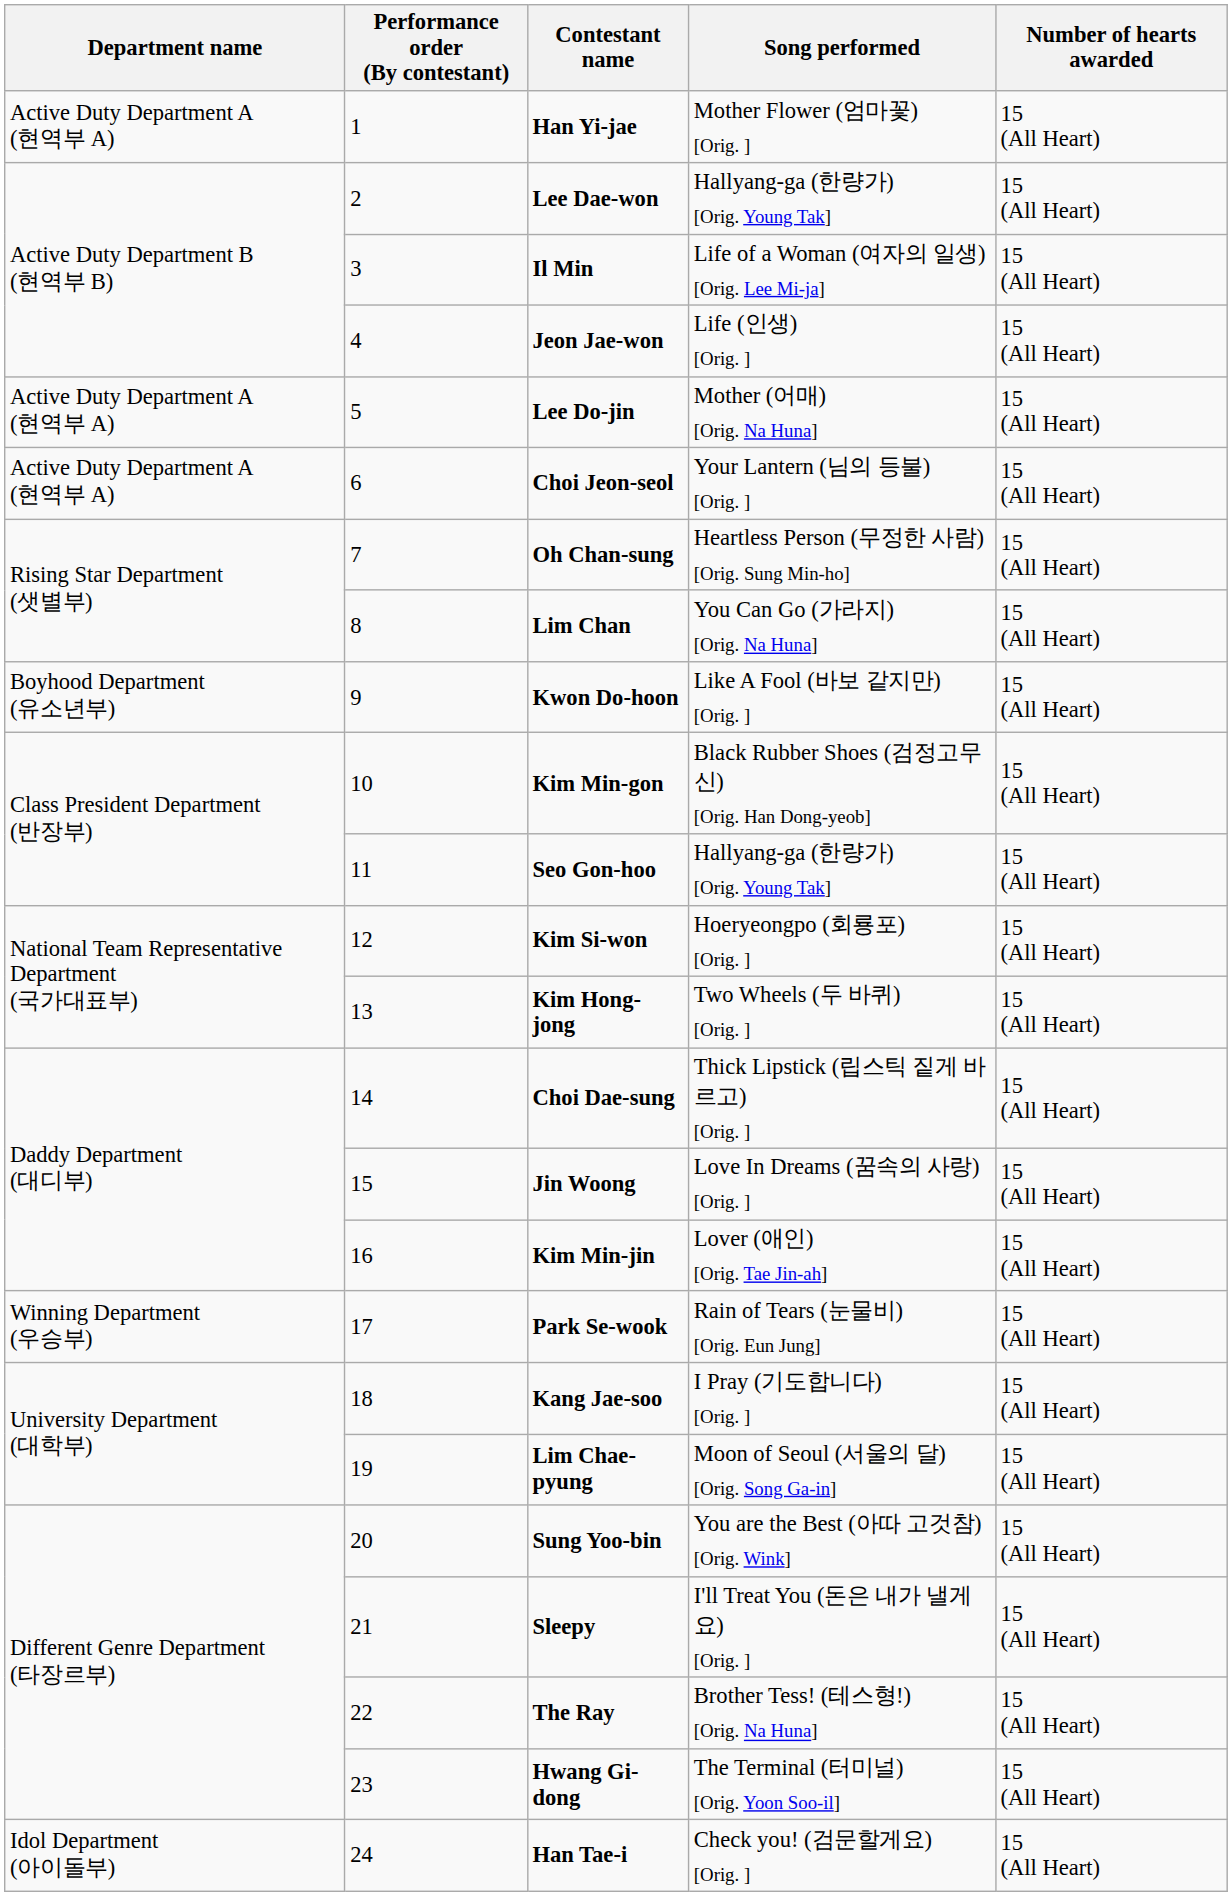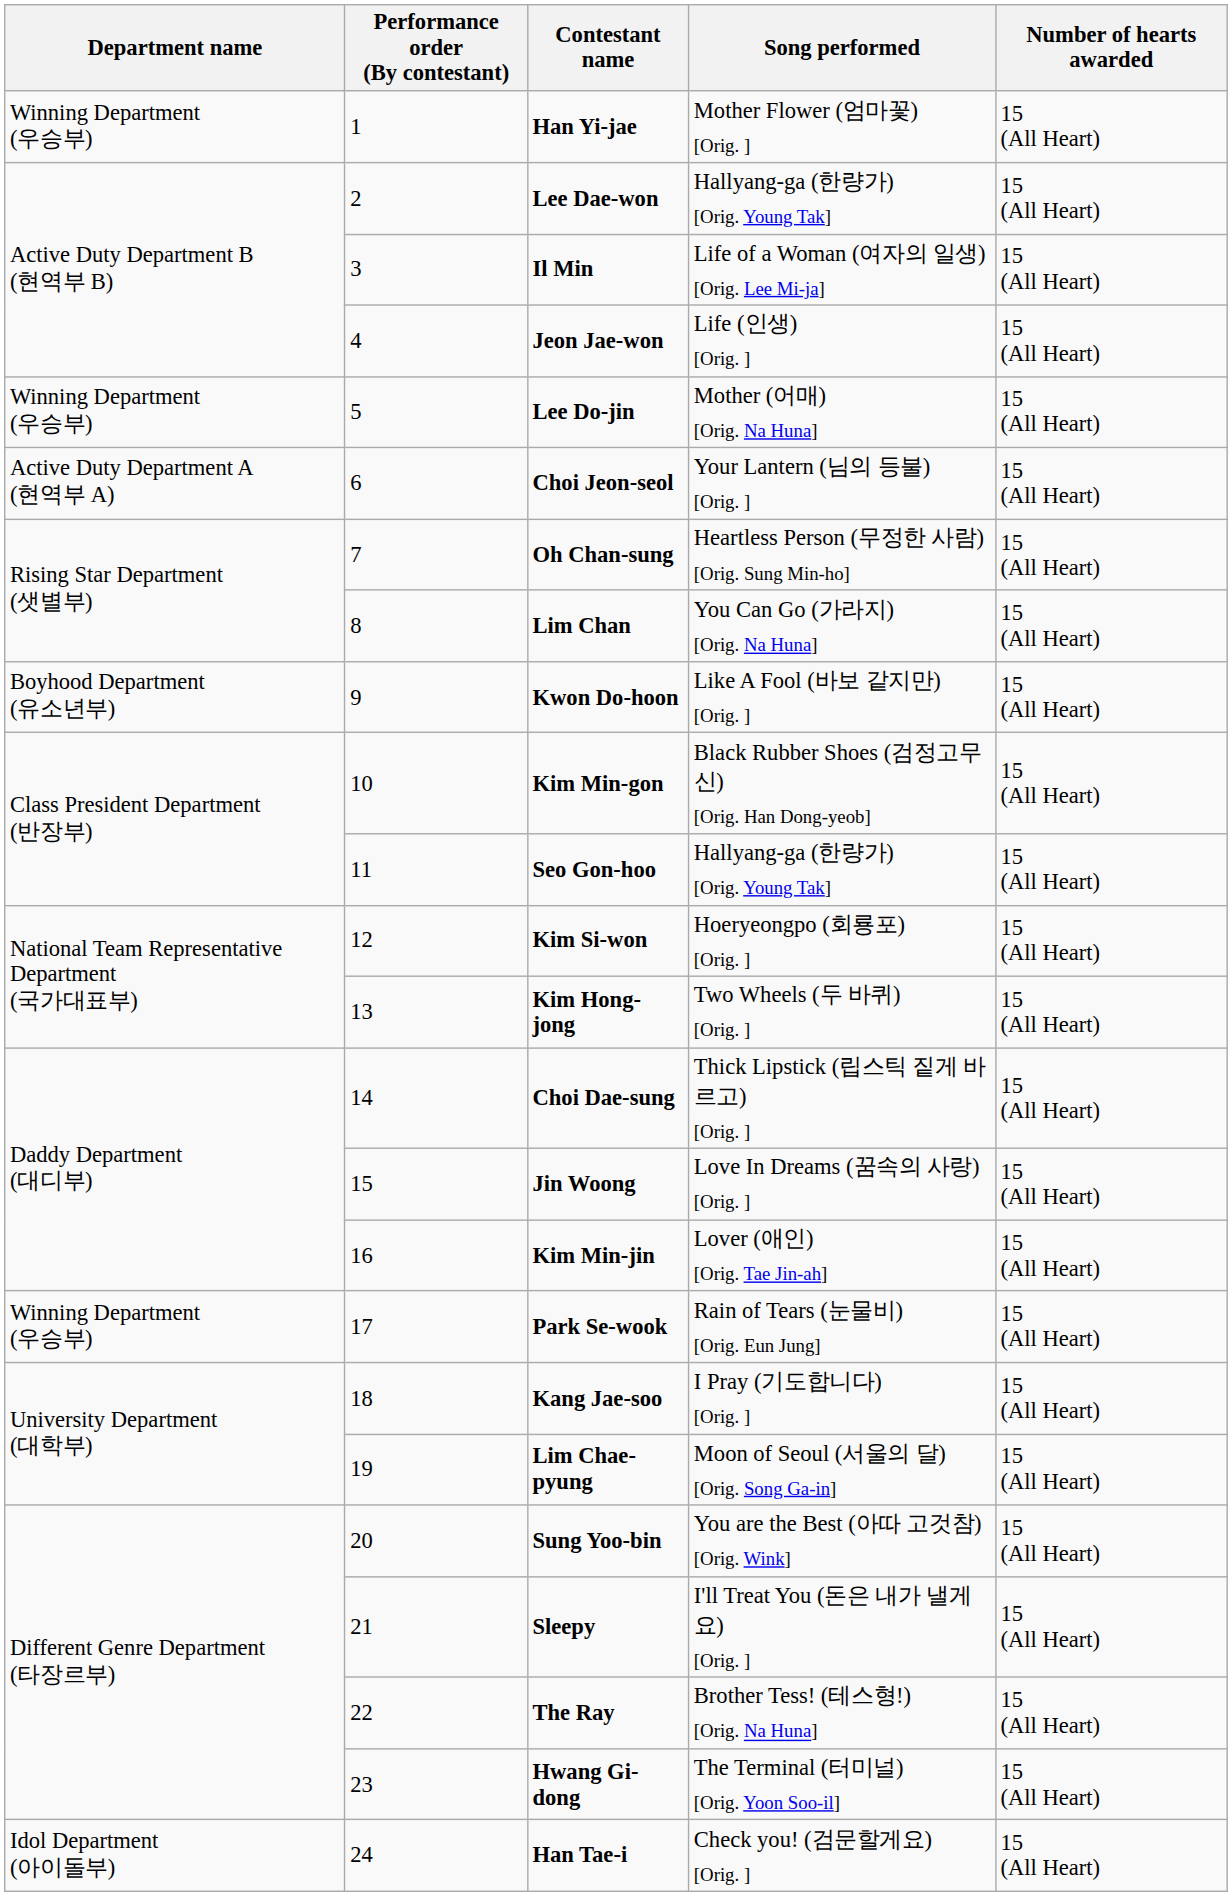(132, 125) Active Duty Department A (현역부 A) -> (105, 125) Winning Department (우승부)
(132, 410) Active Duty Department A (현역부 A) -> (105, 410) Winning Department (우승부)
